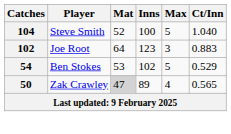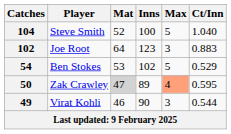(168, 84) no background -> (168, 84) lightsalmon background
(204, 84) 0.565 -> (204, 84) 0.595
+ row: (75, 102)
